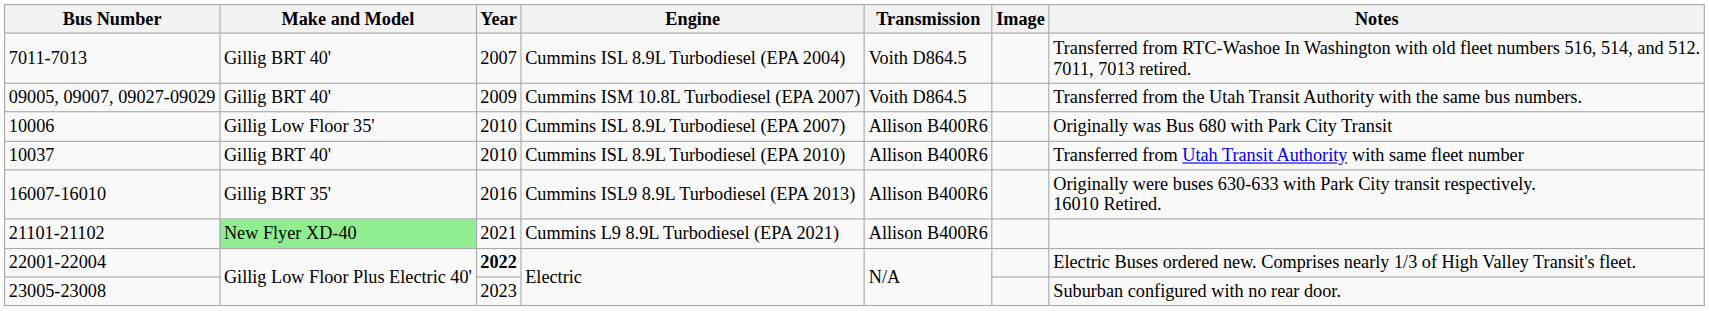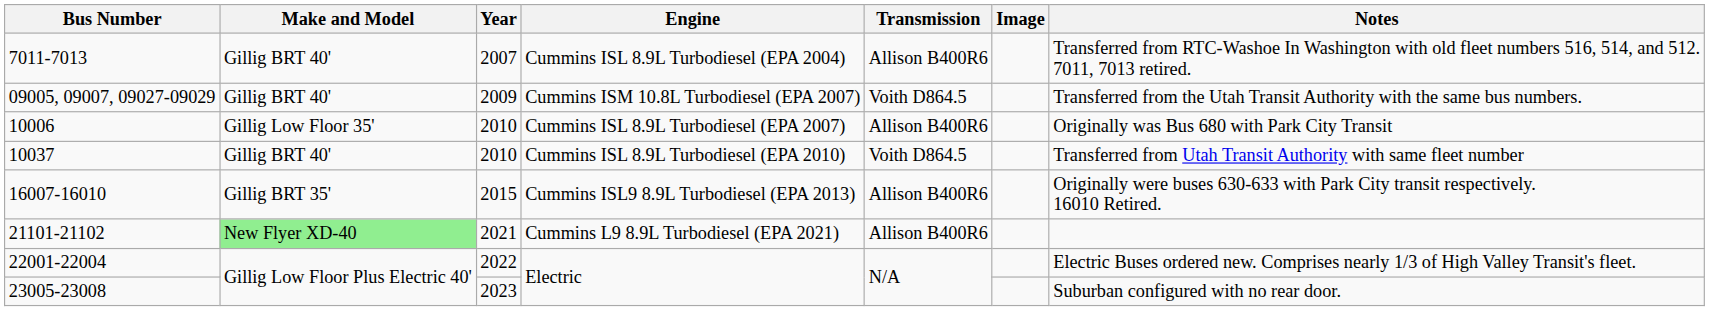(918, 58) Voith D864.5 -> (928, 58) Allison B400R6
(928, 155) Allison B400R6 -> (918, 155) Voith D864.5
(499, 194) 2016 -> (499, 194) 2015
(499, 262) bold -> (499, 262) normal
